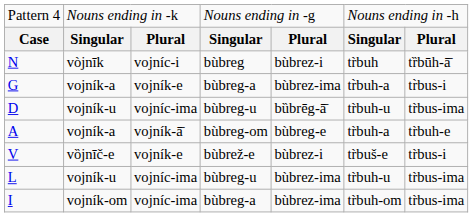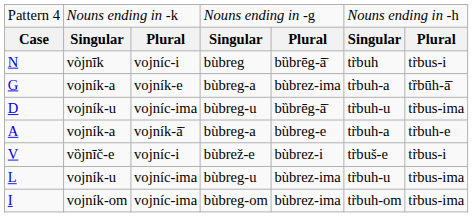(299, 62) bùbrez-i -> (300, 62) bȕbrēg-ā̄
(429, 62) tȑbūh-ā̄ -> (427, 62) tr̀bus-i
(427, 85) tr̀bus-i -> (429, 85) tȑbūh-ā̄
(236, 131) bùbreg-om -> (230, 131) bùbreg-a
(158, 154) vojník-e -> (157, 154) vojníc-i
(230, 200) bùbreg-a -> (236, 200) bùbreg-om
